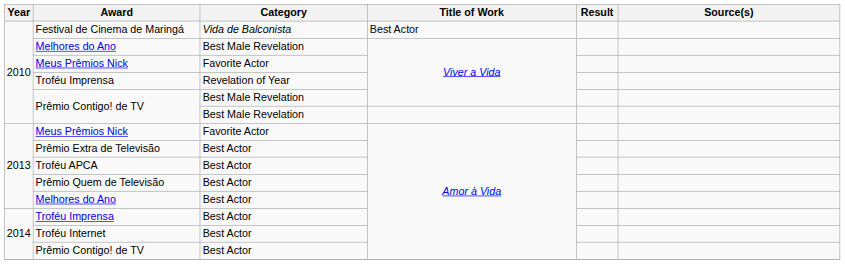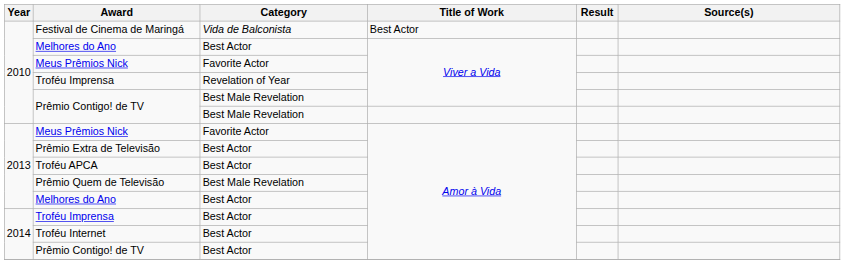(253, 47) Best Male Revelation -> (227, 47) Best Actor
(227, 183) Best Actor -> (253, 183) Best Male Revelation
